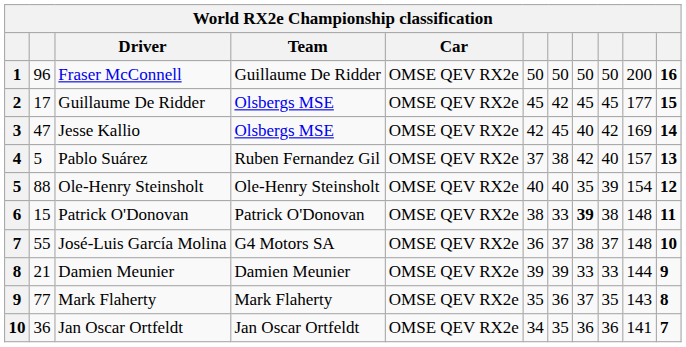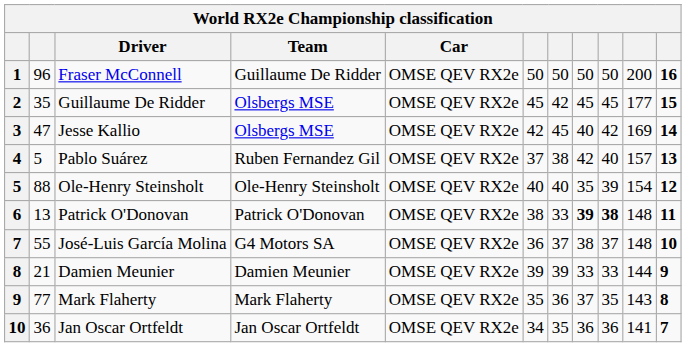(42, 102) 17 -> (42, 102) 35
(42, 215) 15 -> (42, 215) 13
(610, 215) normal -> (610, 215) bold
